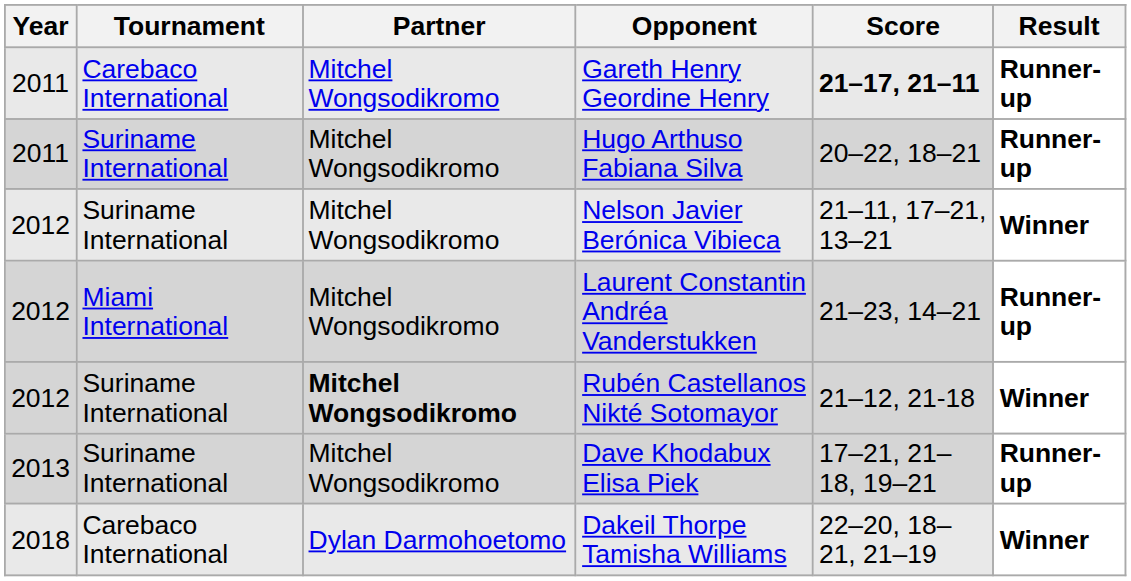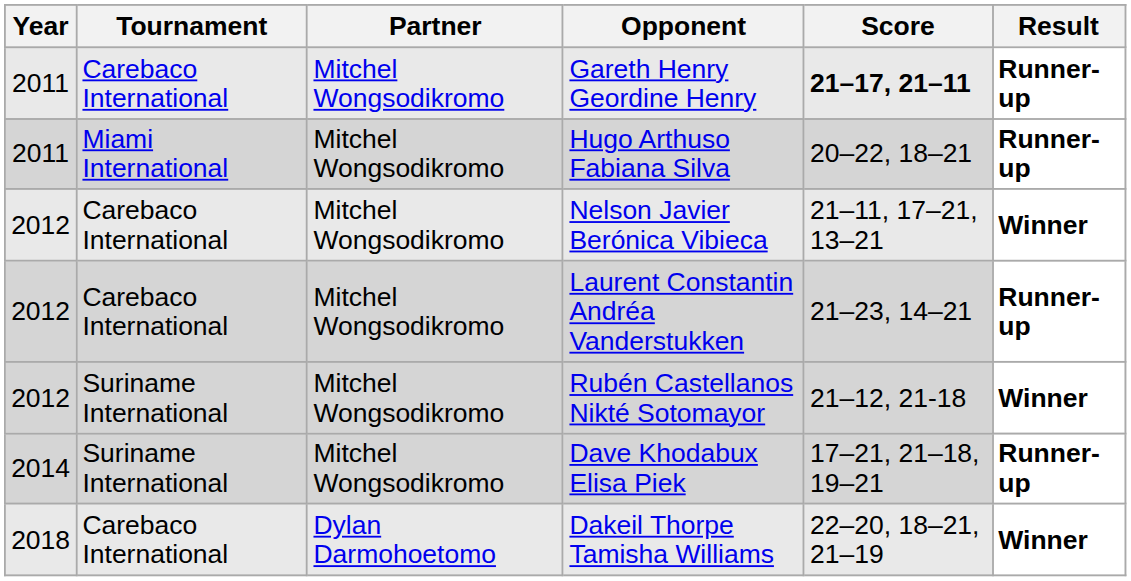(155, 154) Suriname International -> (155, 154) Miami International
(155, 225) Suriname International -> (155, 225) Carebaco International
(155, 311) Miami International -> (155, 311) Carebaco International
(413, 397) bold -> (409, 397) normal
(41, 469) 2013 -> (41, 469) 2014
